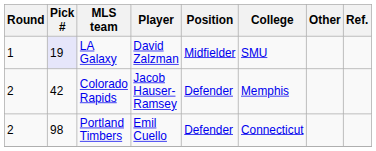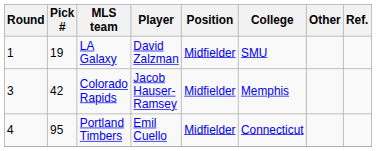(57, 52) lavender background -> (57, 52) no background
(10, 91) 2 -> (10, 91) 3
(209, 91) Defender -> (210, 91) Midfielder
(10, 130) 2 -> (10, 130) 4
(57, 130) 98 -> (57, 130) 95
(209, 130) Defender -> (210, 130) Midfielder
